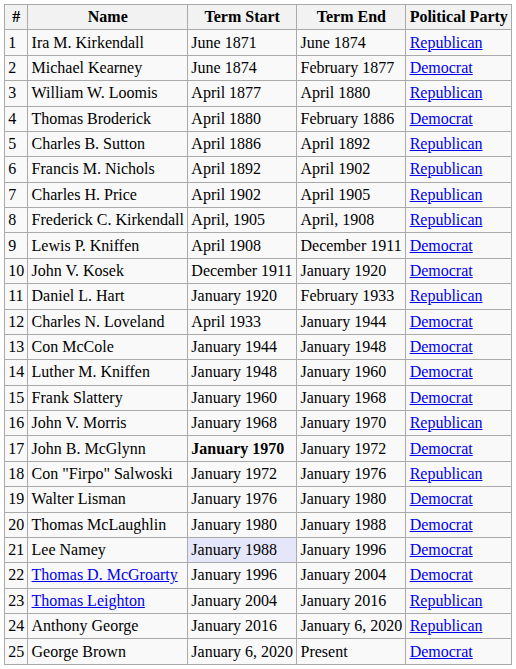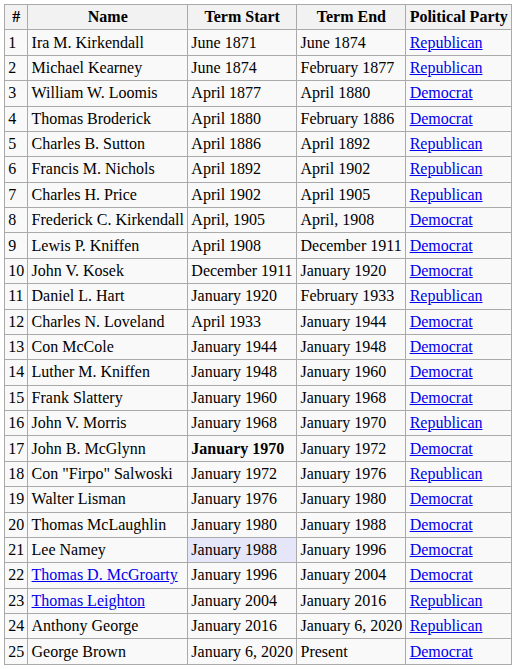(441, 67) Democrat -> (446, 67) Republican
(446, 93) Republican -> (441, 93) Democrat
(446, 220) Republican -> (441, 220) Democrat
